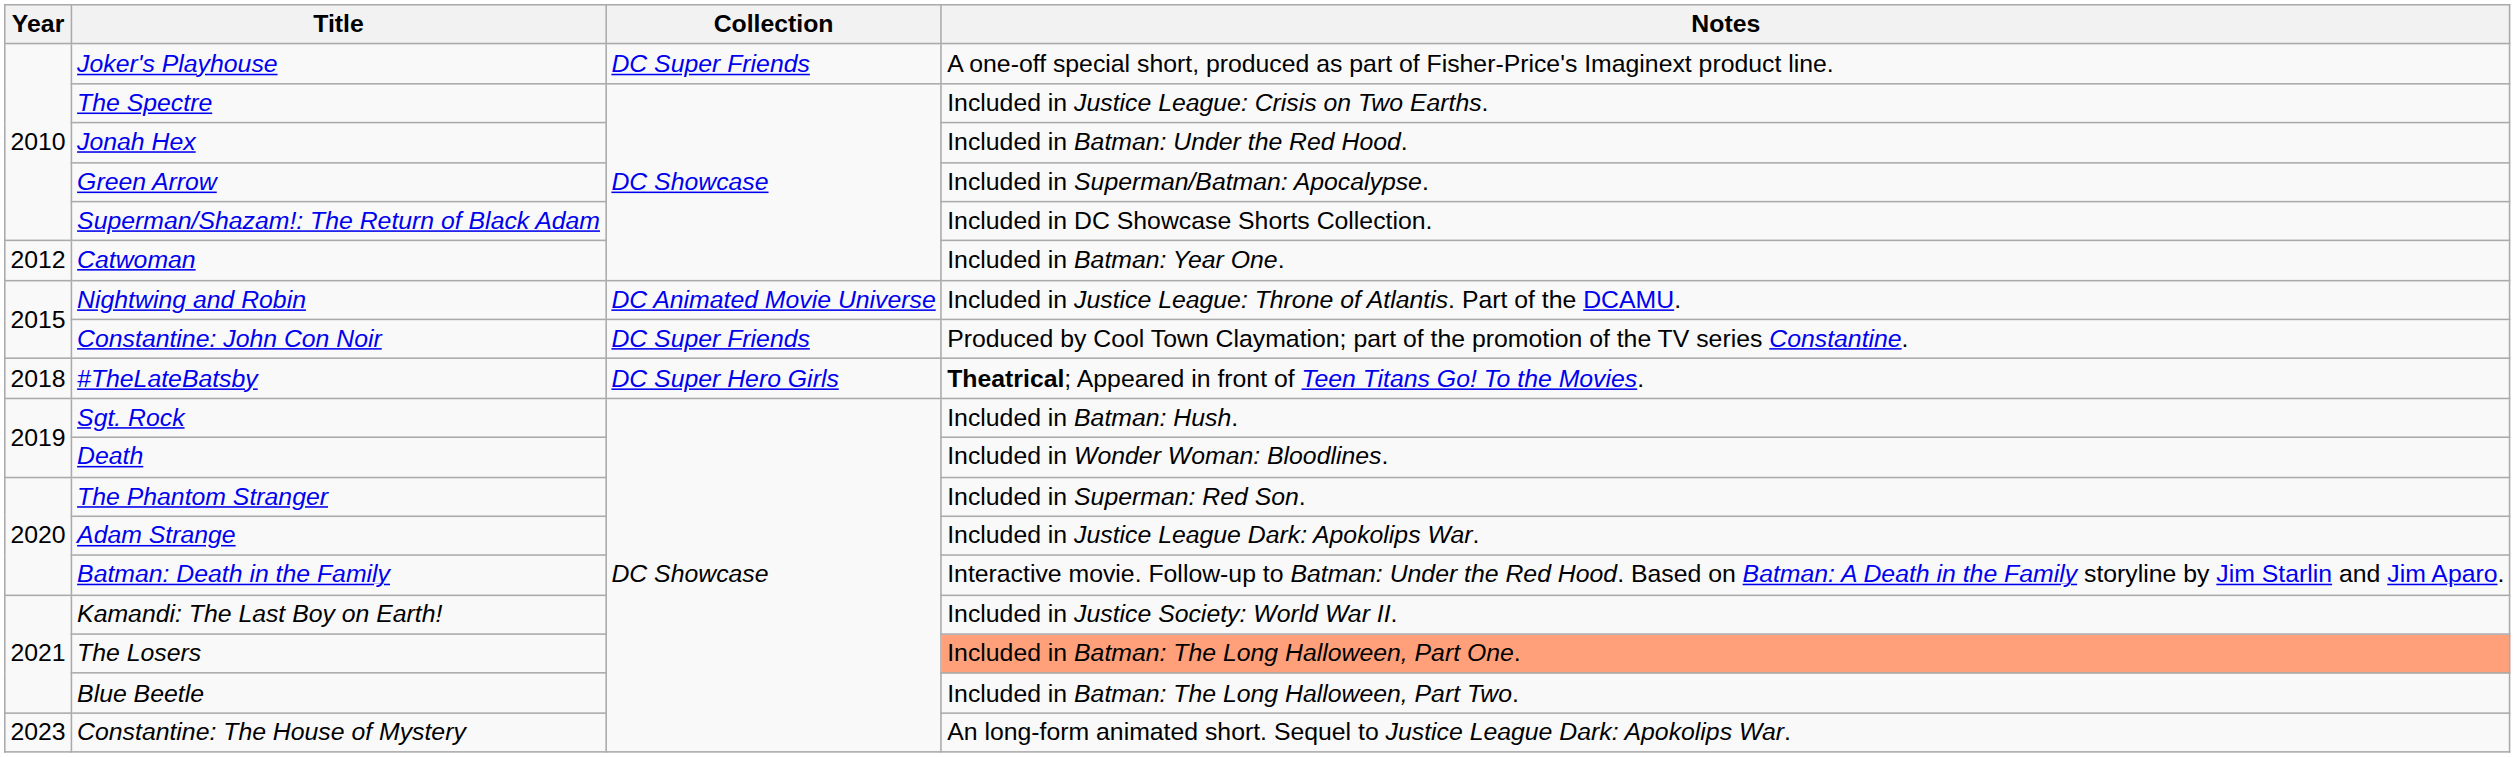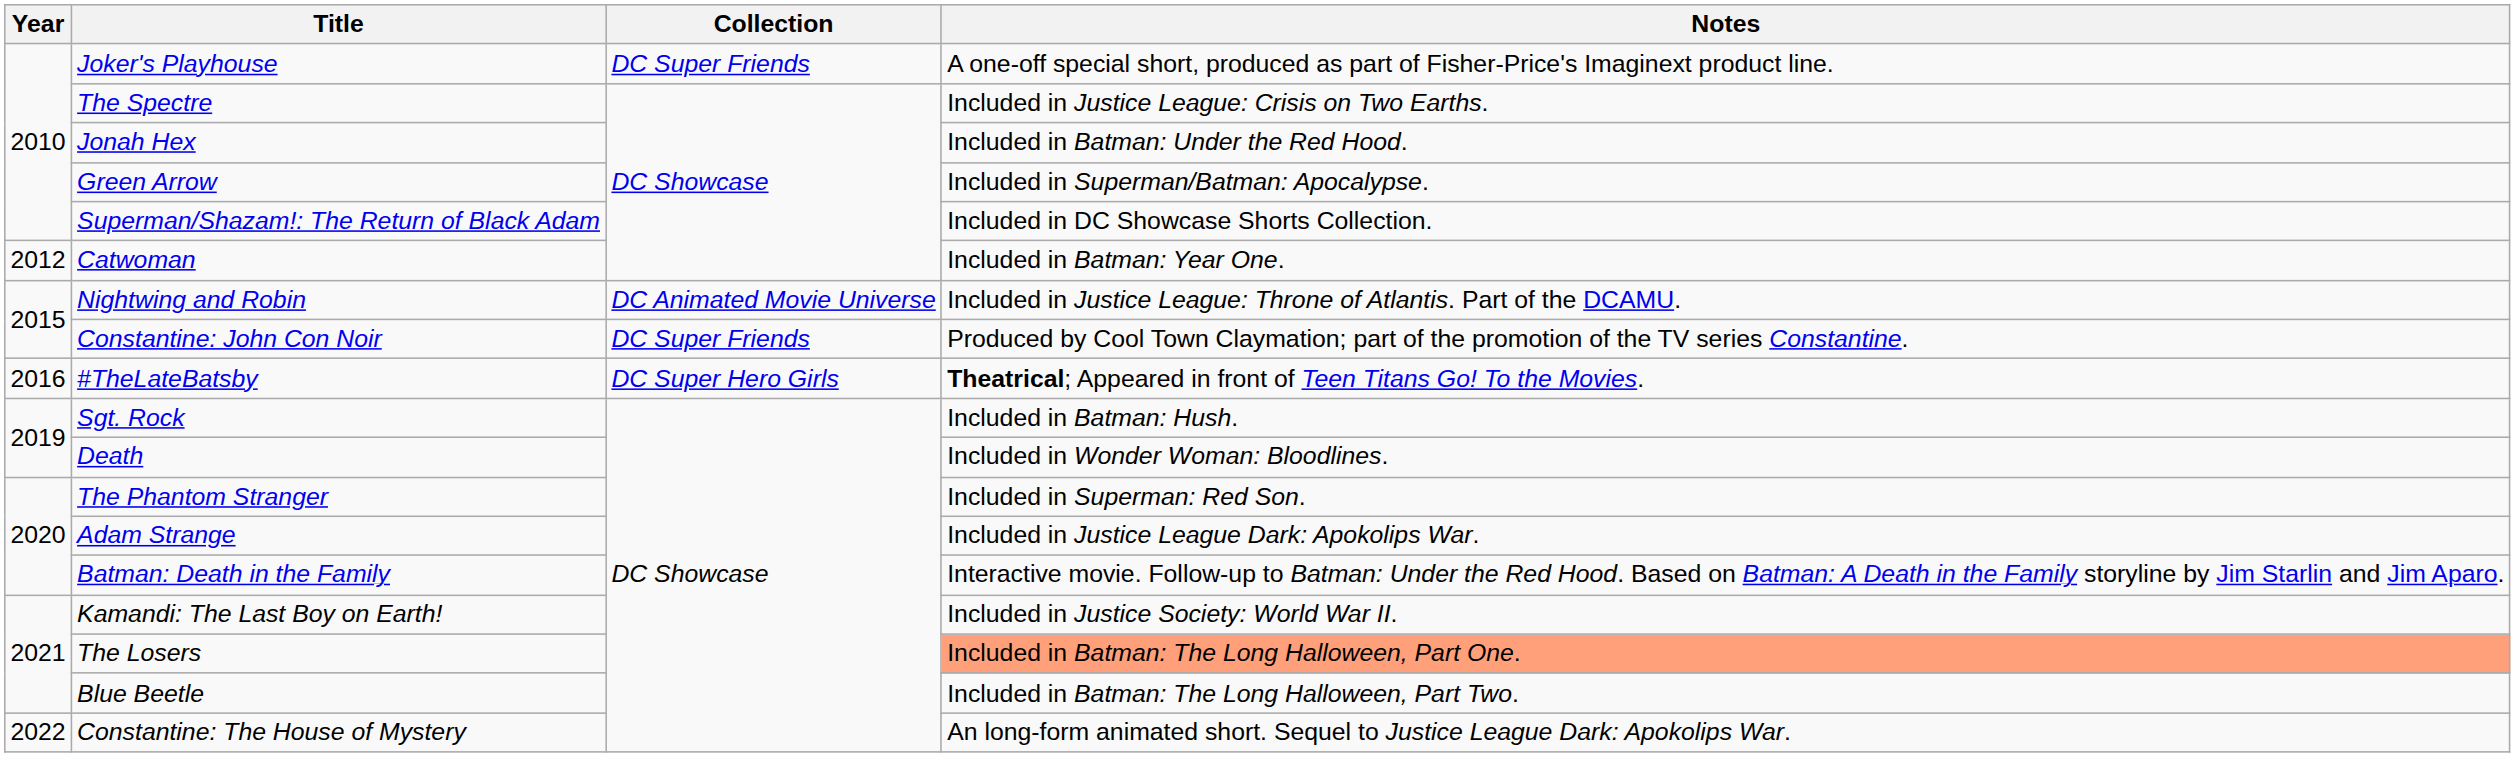(38, 378) 2018 -> (38, 378) 2016
(38, 732) 2023 -> (38, 732) 2022
